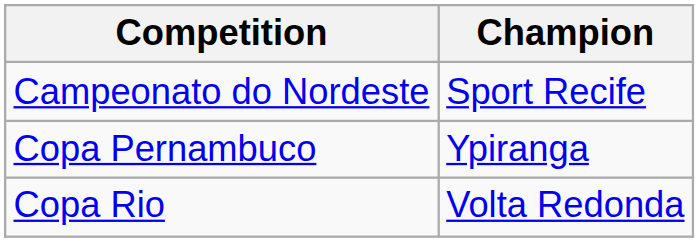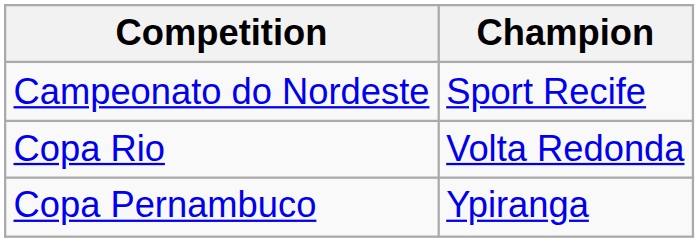rows swapped: (165, 148) <-> (89, 206)
